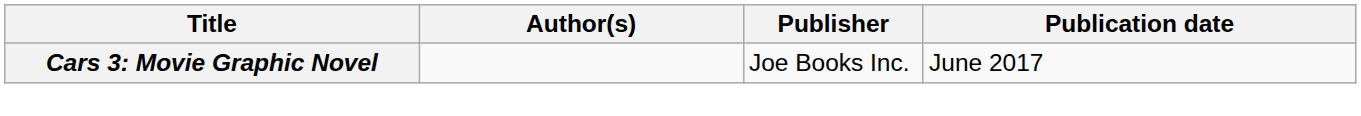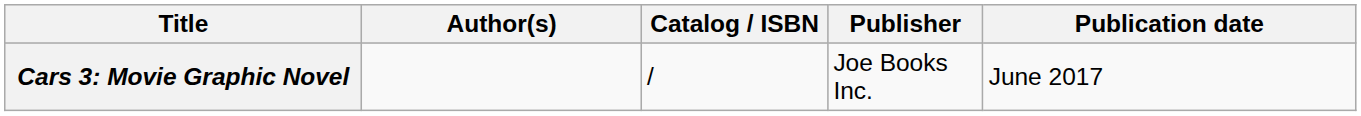+ column: (735, 23)
